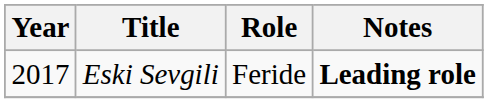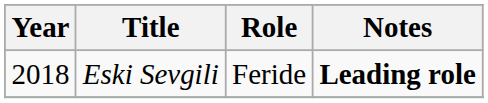(41, 73) 2017 -> (41, 73) 2018
